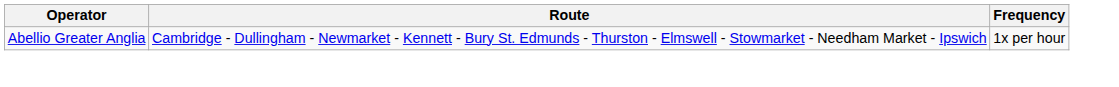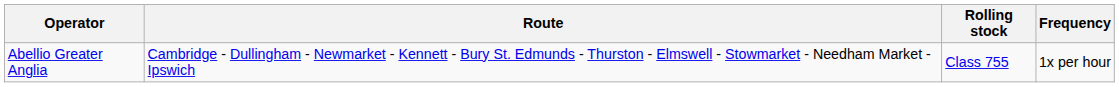+ column: (989, 23)
